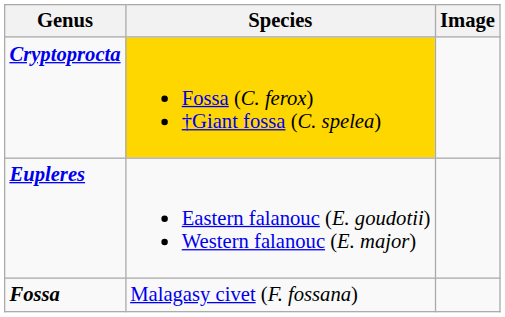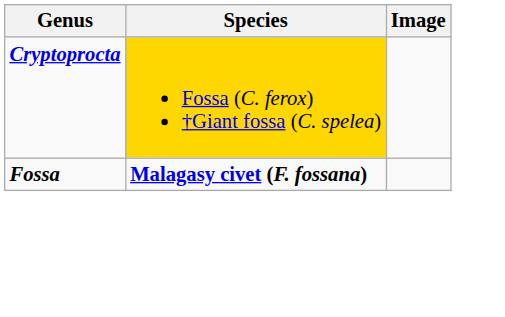- row: (47, 174)
(244, 294) normal -> (249, 174) bold
